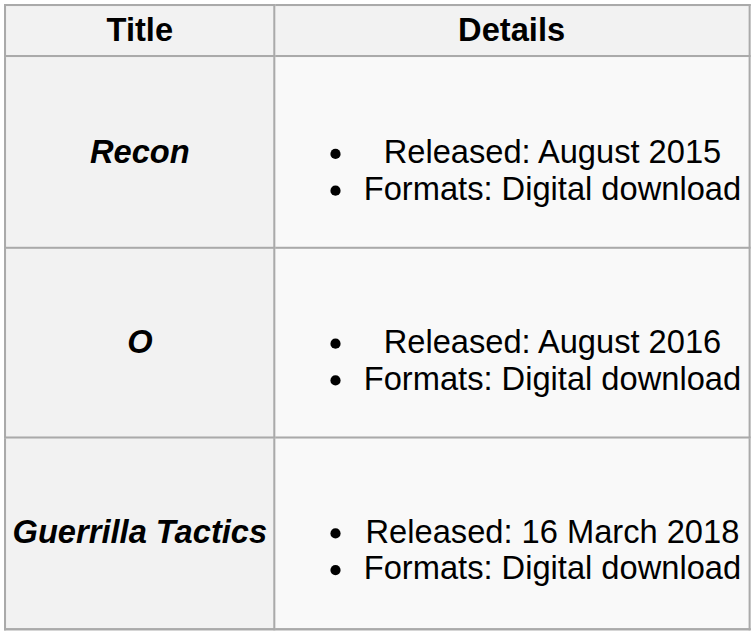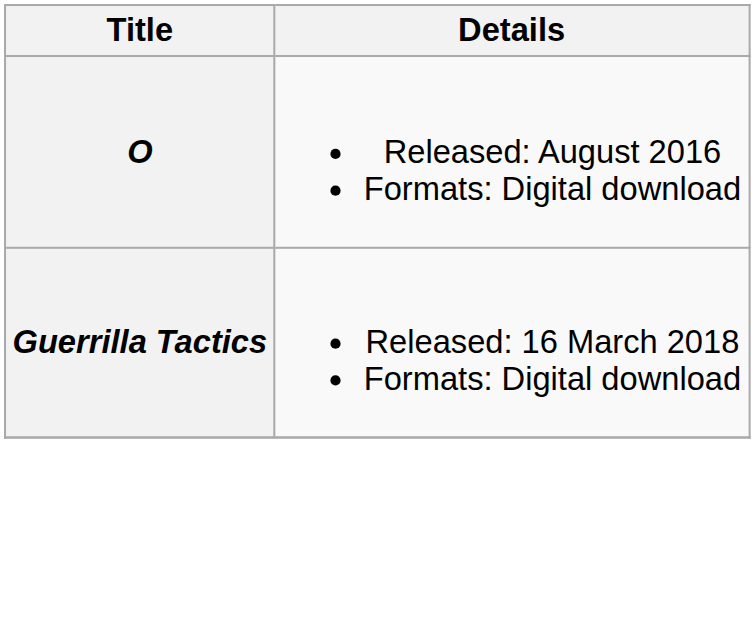- row: (140, 151)
